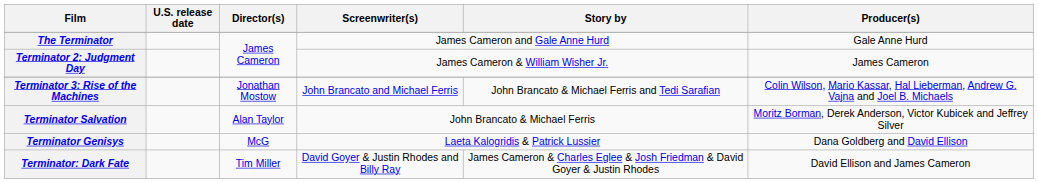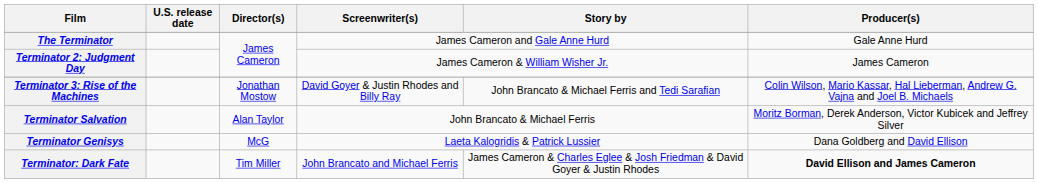(380, 91) John Brancato and Michael Ferris -> (380, 91) David Goyer & Justin Rhodes and Billy Ray
(380, 164) David Goyer & Justin Rhodes and Billy Ray -> (380, 164) John Brancato and Michael Ferris
(891, 164) normal -> (891, 164) bold
